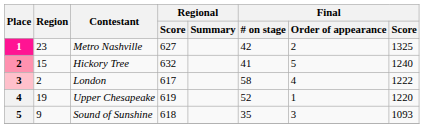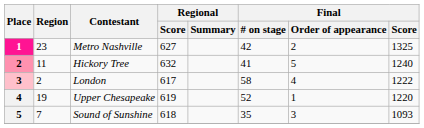(42, 64) 15 -> (41, 64) 11
(39, 115) 9 -> (39, 115) 7
